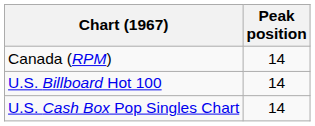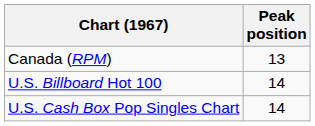(277, 58) 14 -> (277, 58) 13
